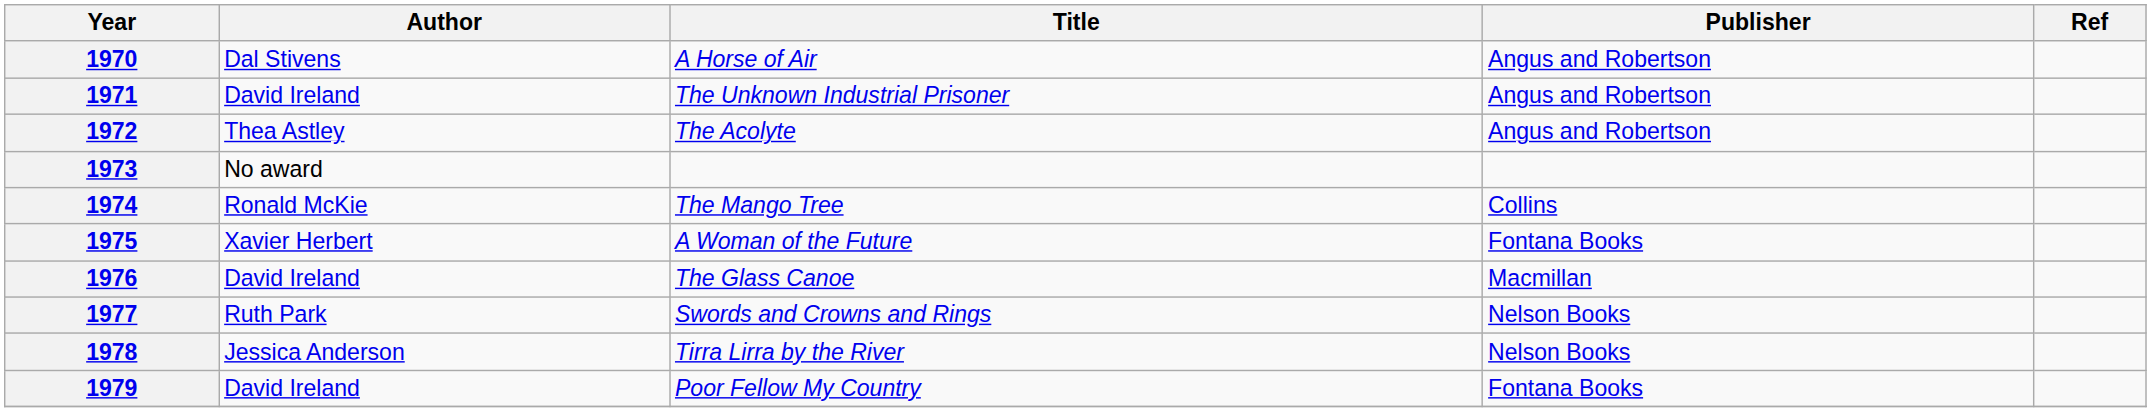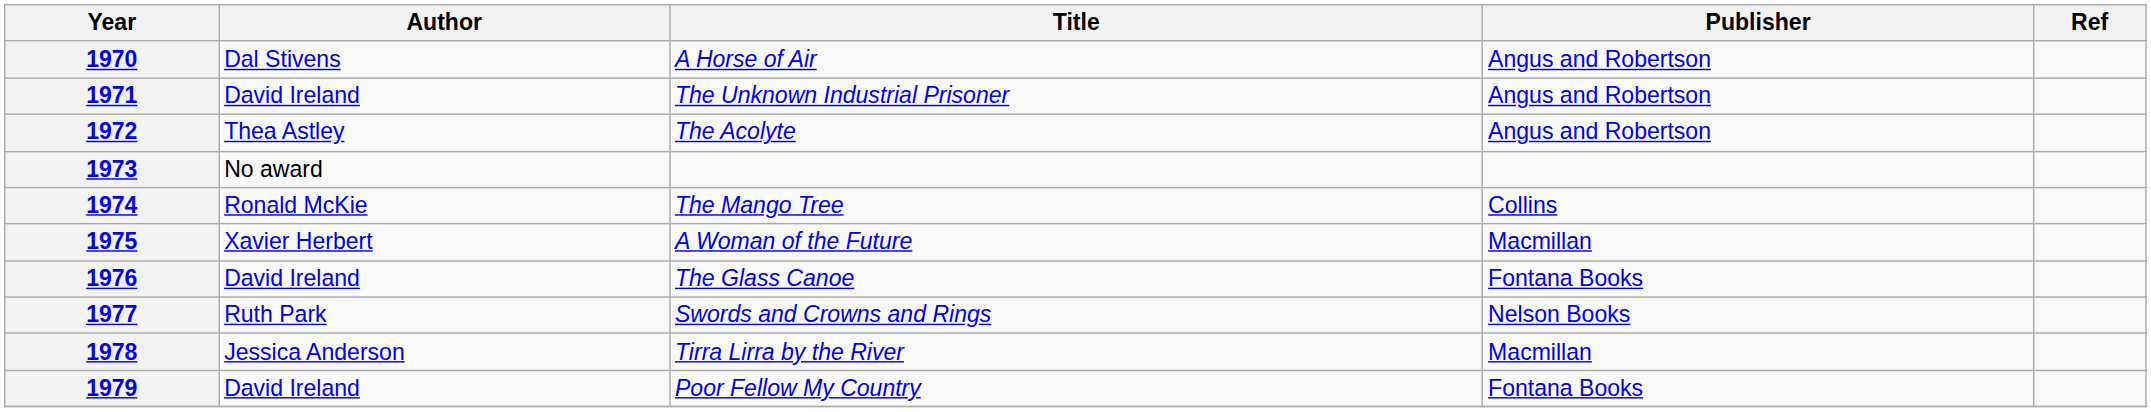(1566, 242) Fontana Books -> (1540, 242) Macmillan
(1540, 278) Macmillan -> (1566, 278) Fontana Books
(1559, 351) Nelson Books -> (1540, 351) Macmillan
